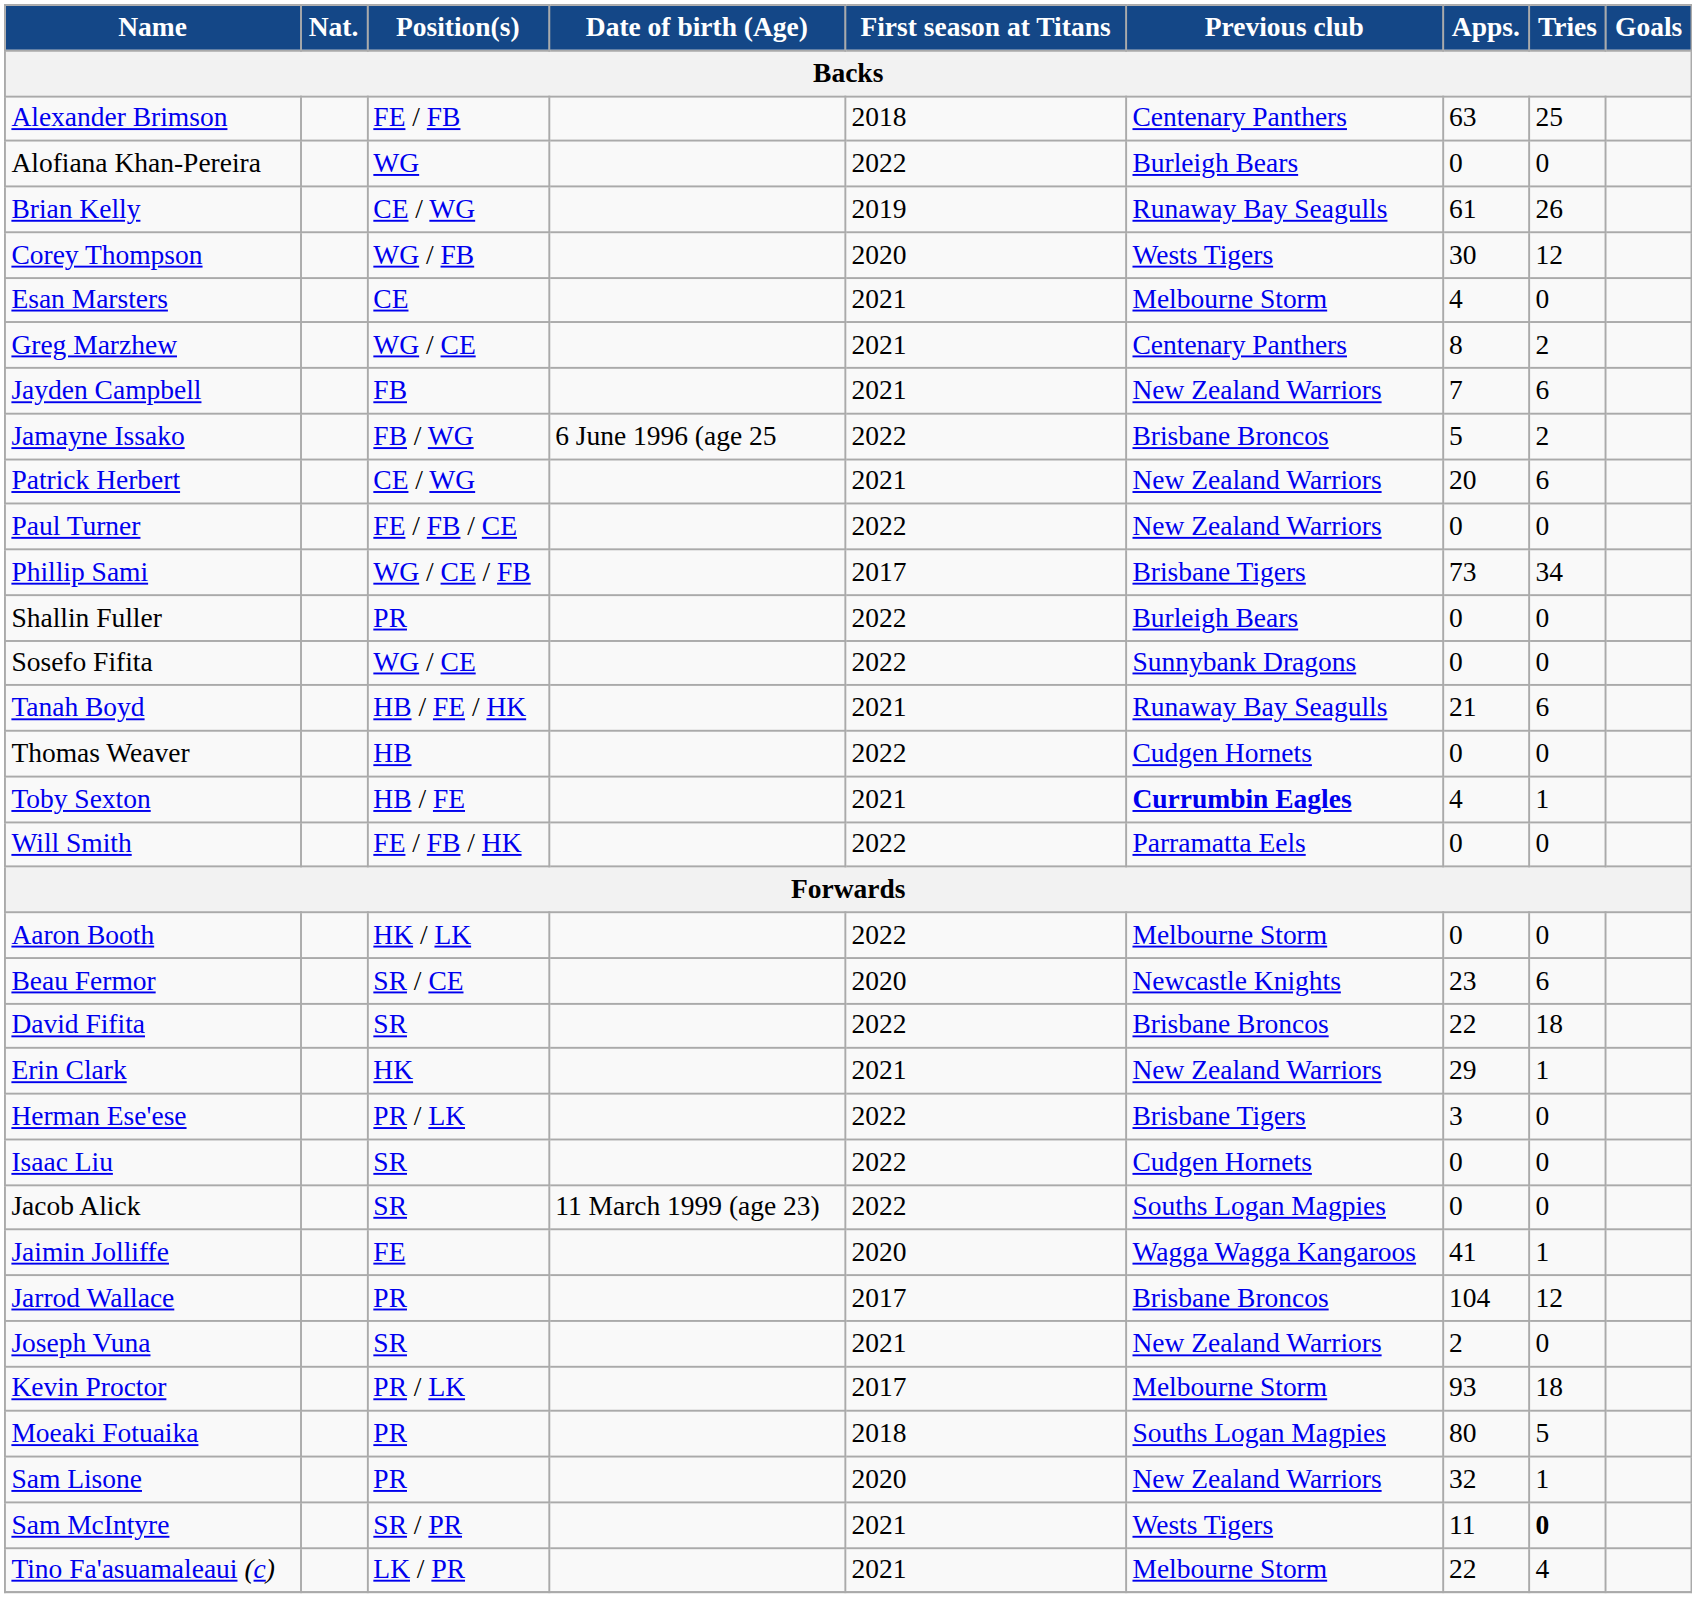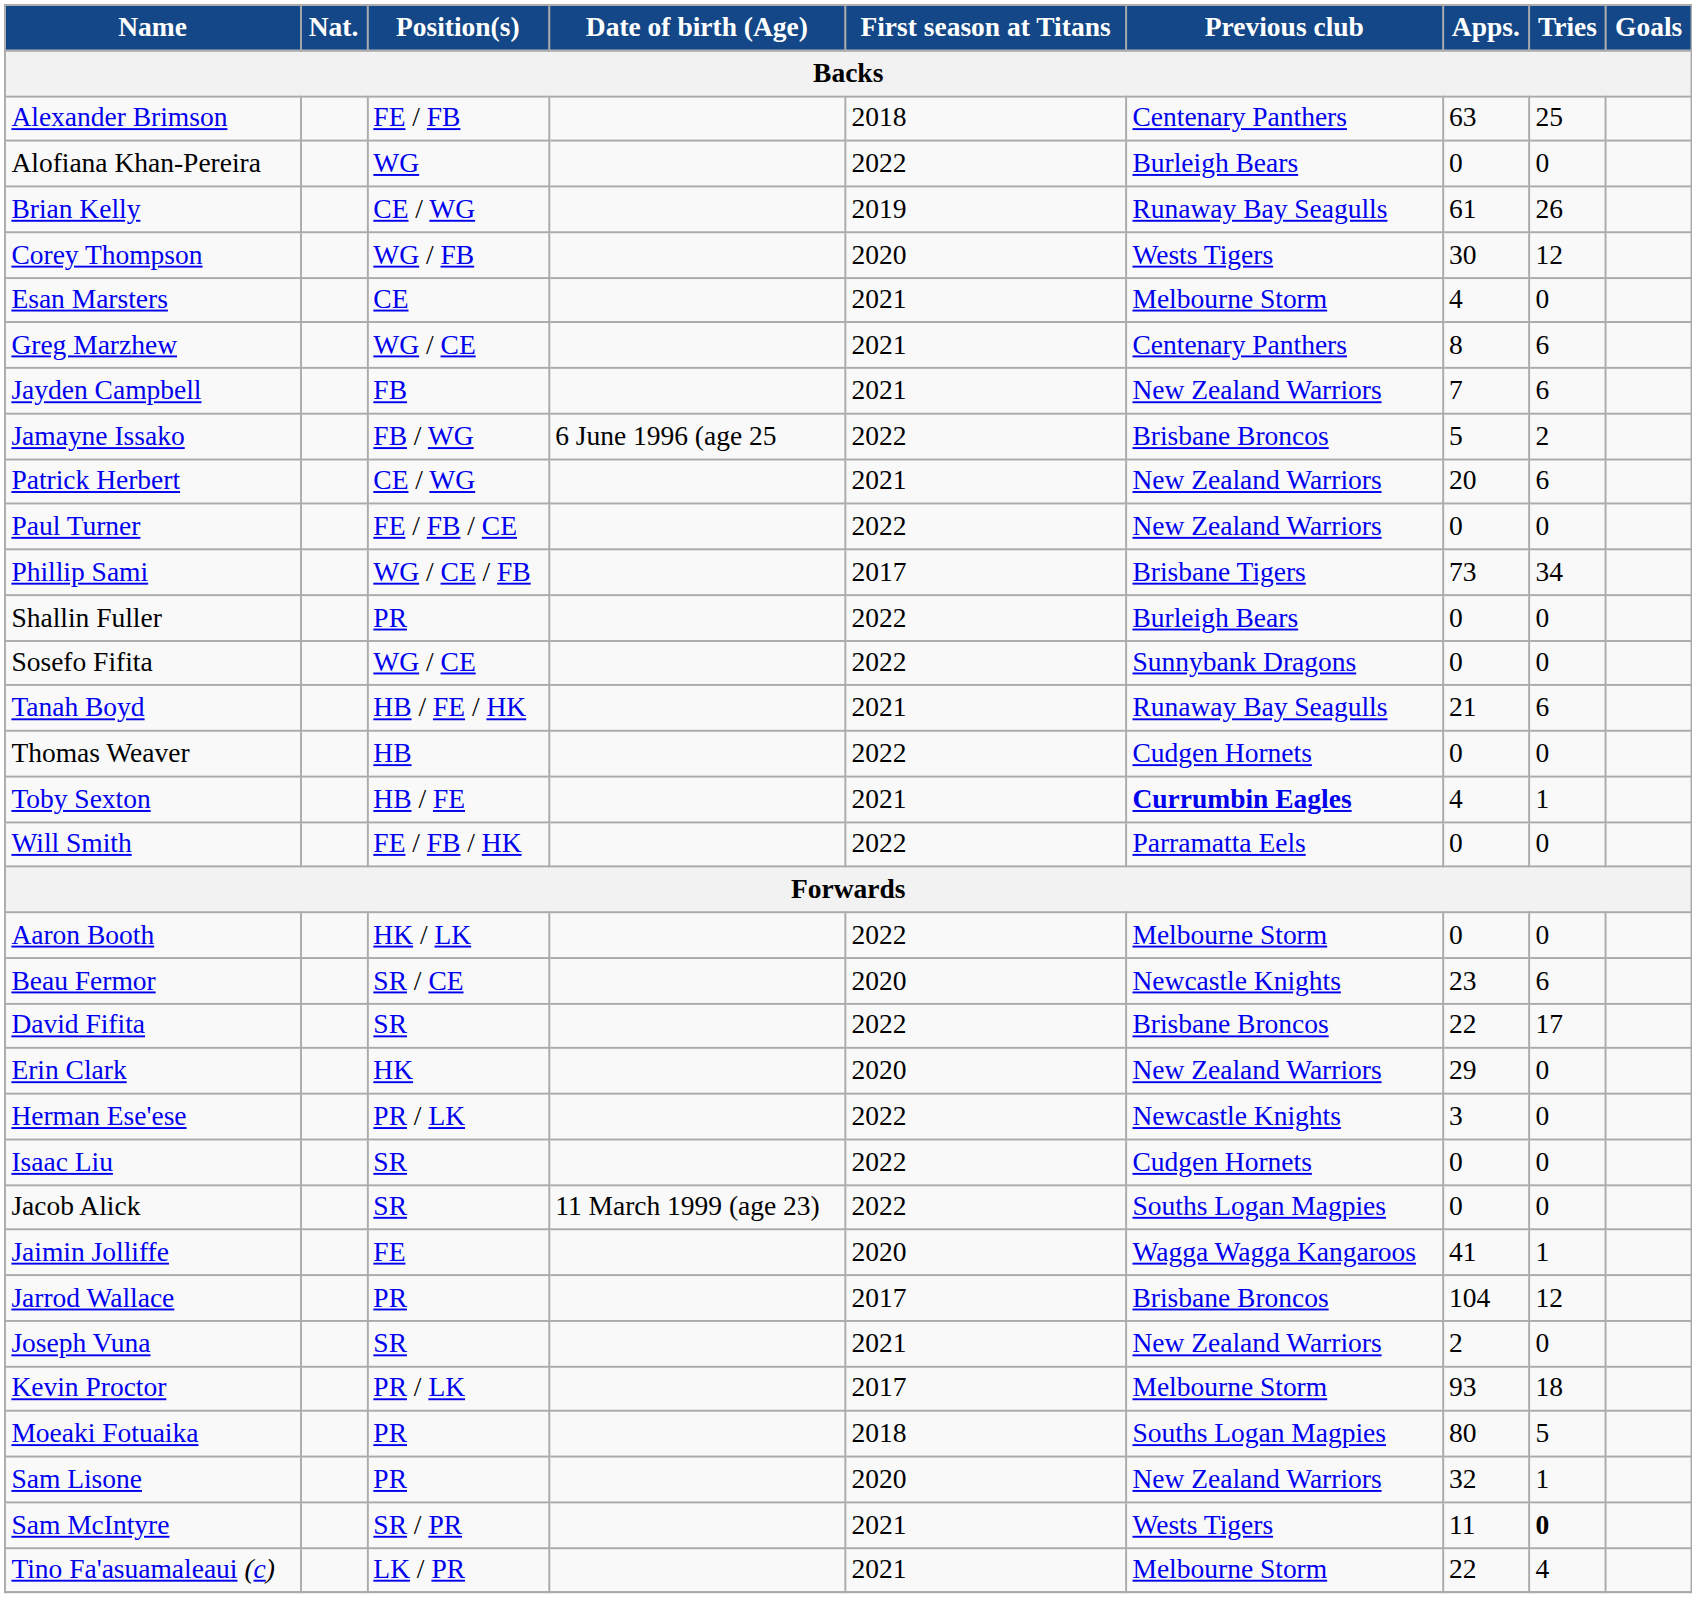(1542, 345) 2 -> (1542, 345) 6
(1549, 1025) 18 -> (1549, 1025) 17
(879, 1070) 2021 -> (879, 1070) 2020
(1542, 1070) 1 -> (1542, 1070) 0
(1219, 1116) Brisbane Tigers -> (1237, 1116) Newcastle Knights
